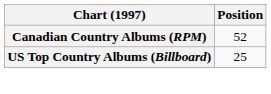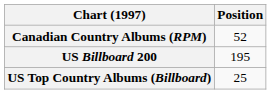+ row: (109, 57)
